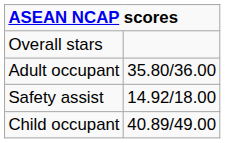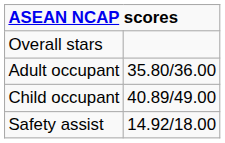rows swapped: (64, 124) <-> (56, 97)
